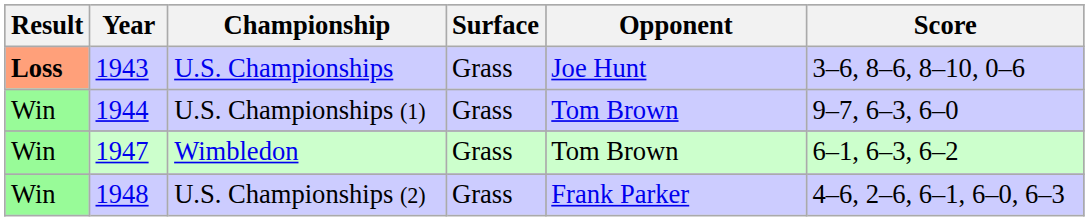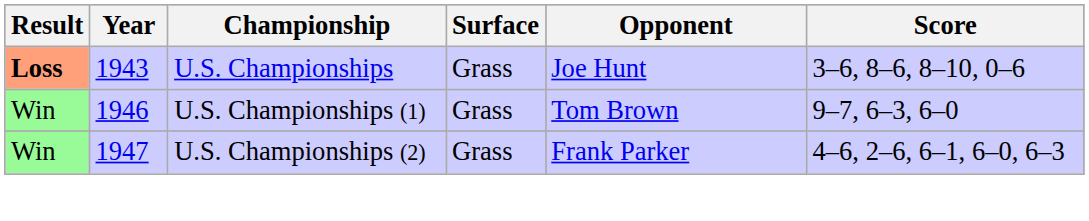(122, 109) 1944 -> (122, 109) 1946
- row: (236, 151)
(122, 194) 1948 -> (122, 151) 1947
